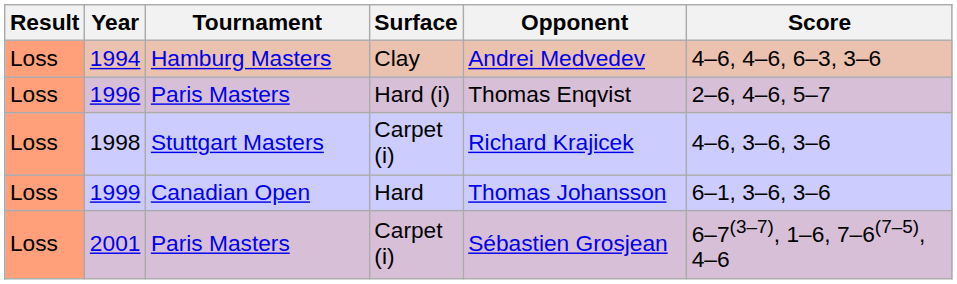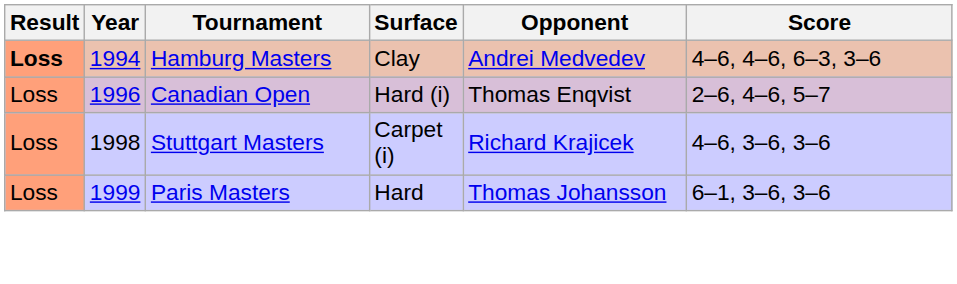(34, 58) normal -> (36, 58) bold
(220, 94) Paris Masters -> (230, 94) Canadian Open
(230, 192) Canadian Open -> (220, 192) Paris Masters
- row: (115, 244)
